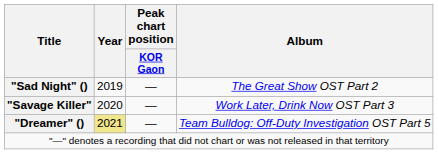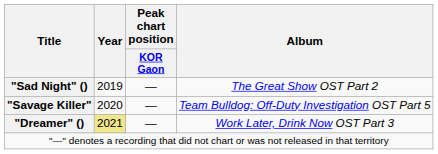(305, 105) Work Later, Drink Now OST Part 3 -> (305, 105) Team Bulldog: Off-Duty Investigation OST Part 5
(305, 123) Team Bulldog: Off-Duty Investigation OST Part 5 -> (305, 123) Work Later, Drink Now OST Part 3
